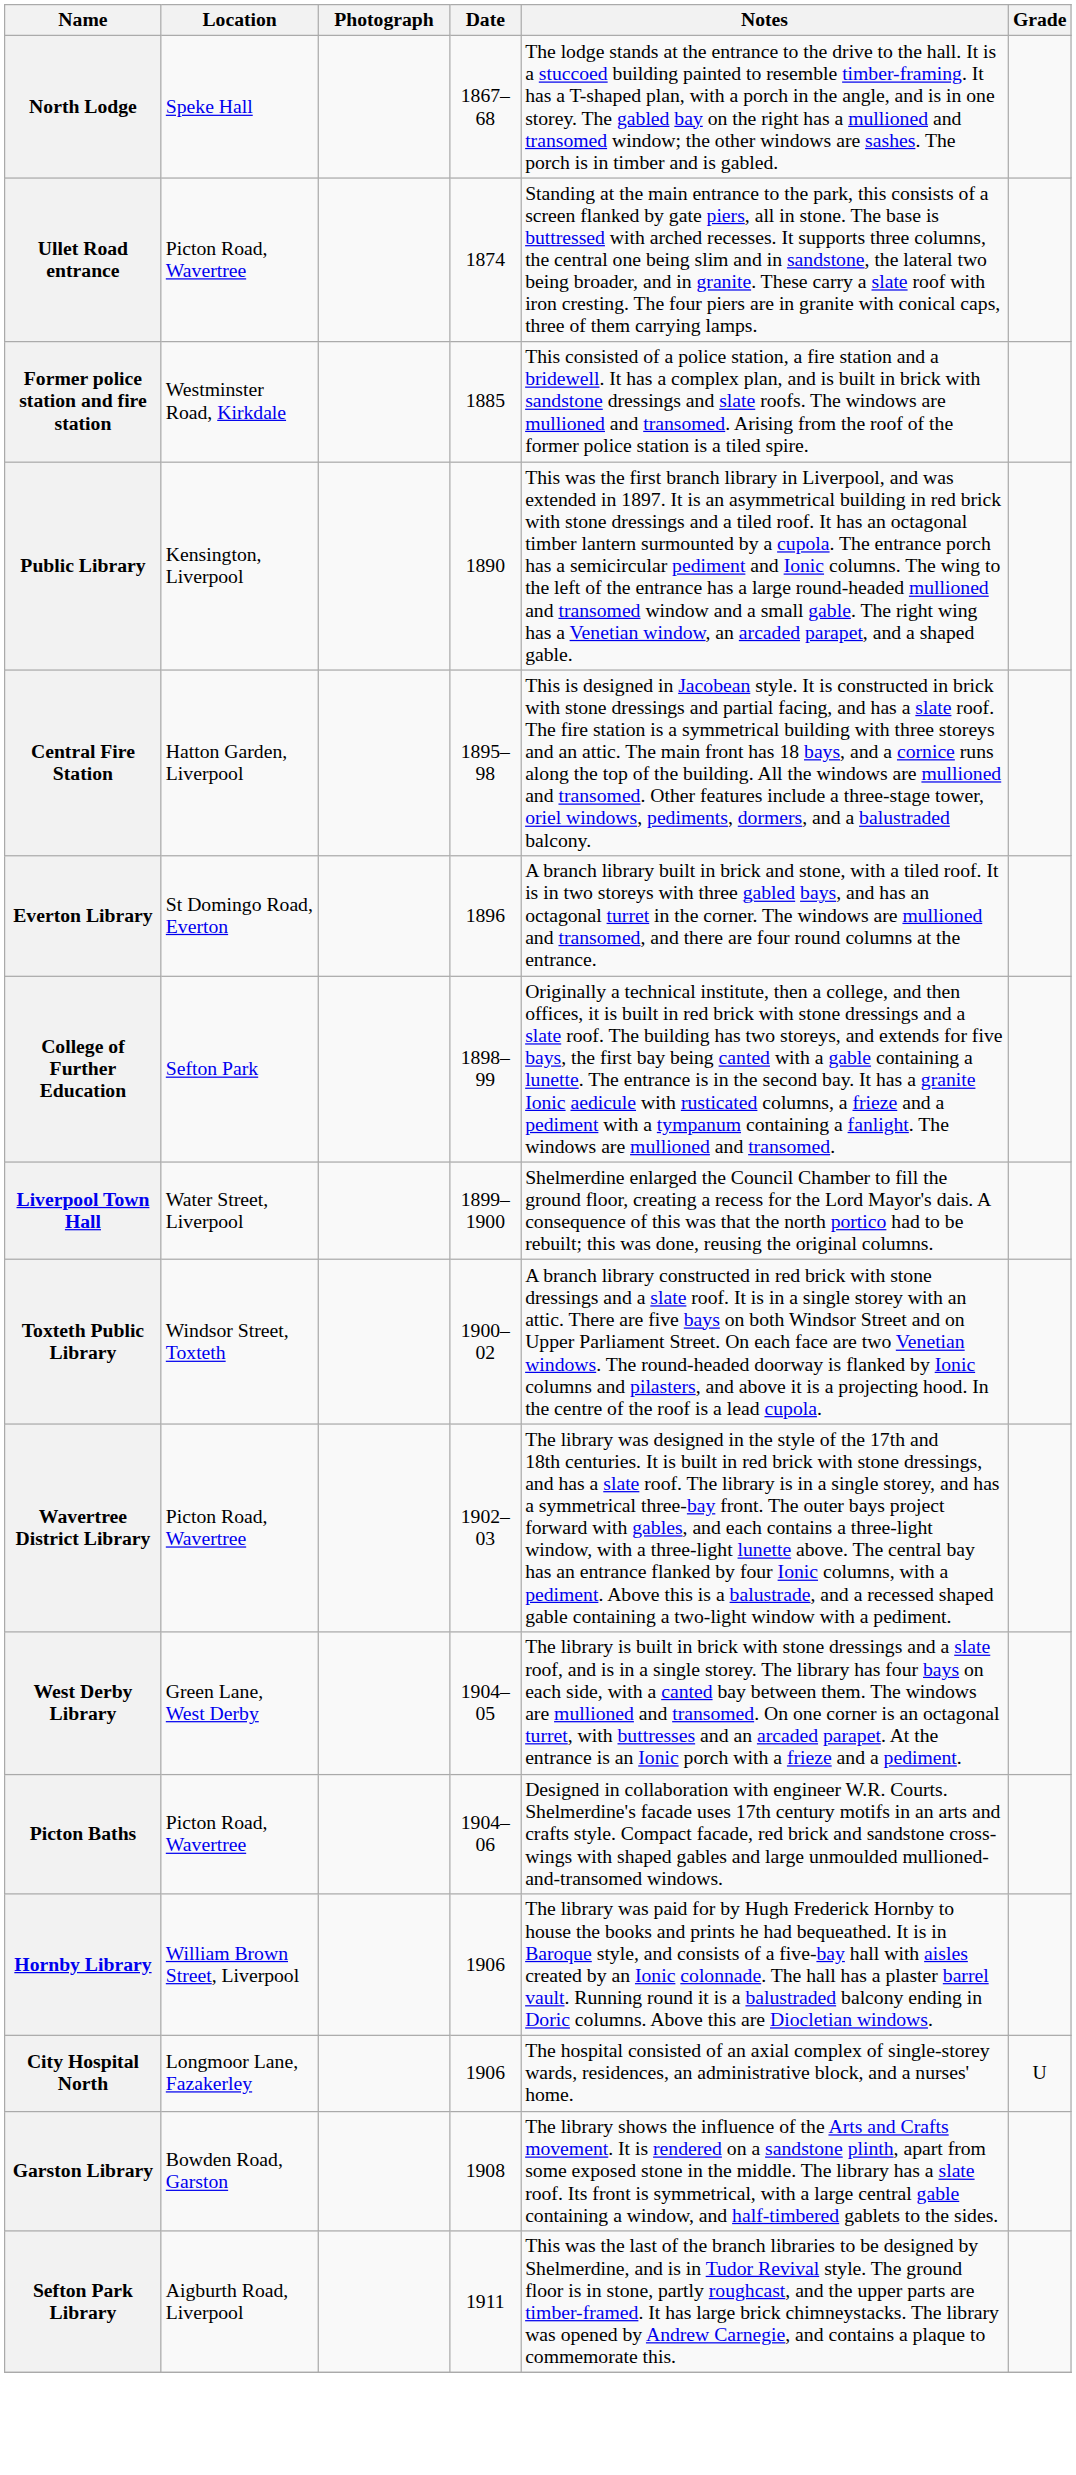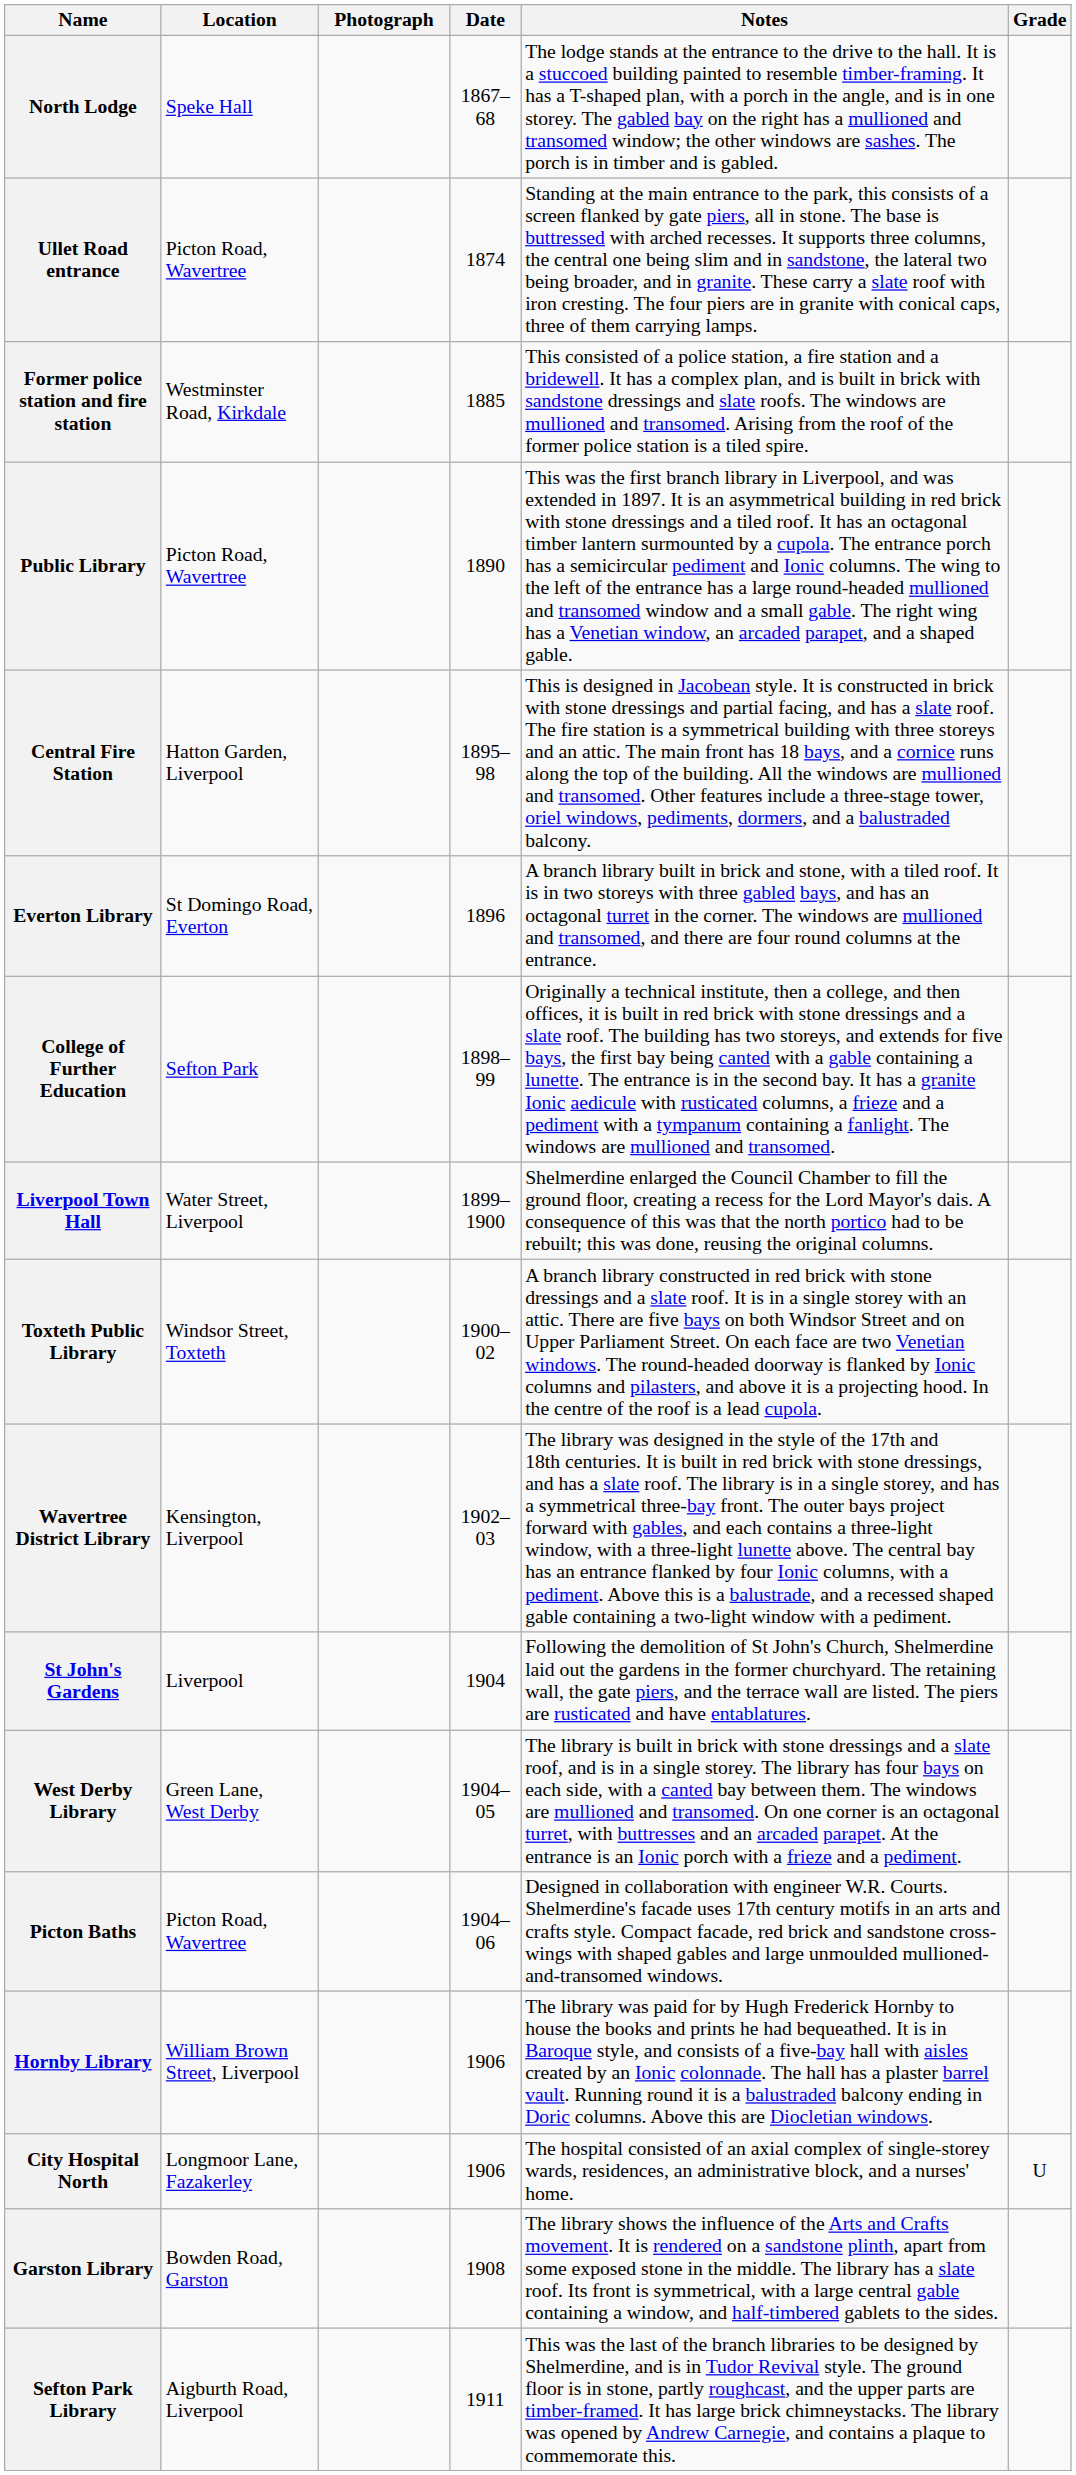(214, 565) Kensington, Liverpool -> (217, 565) Picton Road, Wavertree
(217, 1527) Picton Road, Wavertree -> (214, 1527) Kensington, Liverpool
+ row: (83, 1680)
